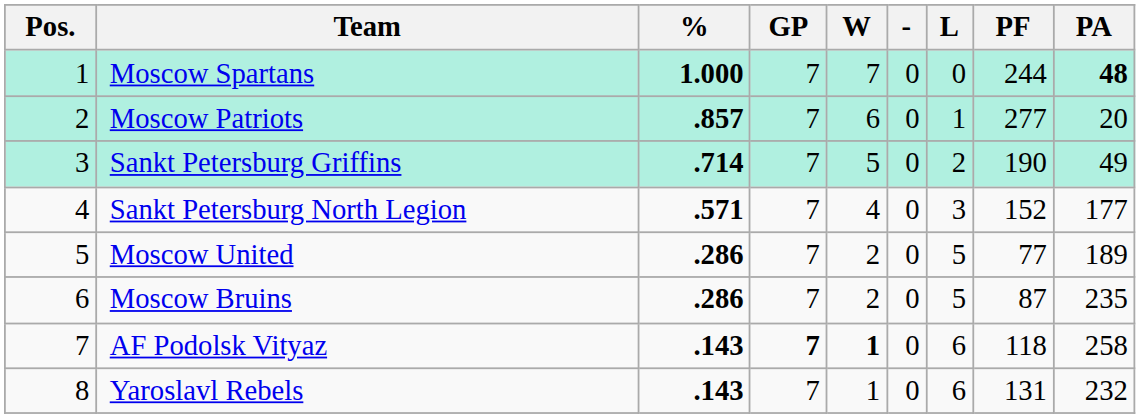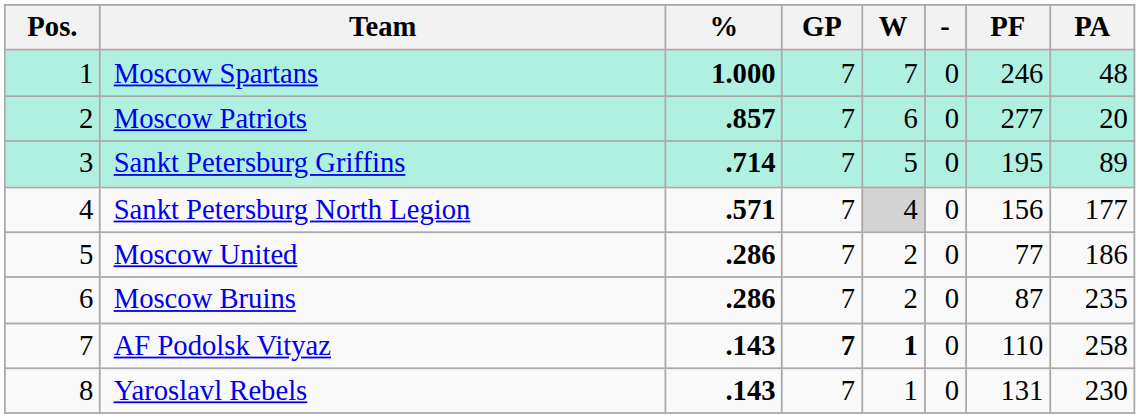- column: (949, 27)
(1025, 72) 244 -> (1022, 72) 246
(1113, 72) bold -> (1113, 72) normal
(1025, 163) 190 -> (1022, 163) 195
(1113, 163) 49 -> (1113, 163) 89
(873, 208) no background -> (911, 208) lightgrey background
(1025, 208) 152 -> (1022, 208) 156
(1106, 254) 189 -> (1106, 254) 186
(1026, 345) 118 -> (1022, 345) 110
(1106, 390) 232 -> (1106, 390) 230
